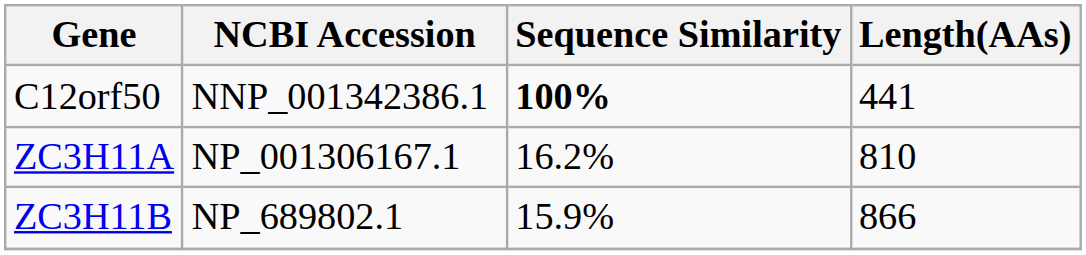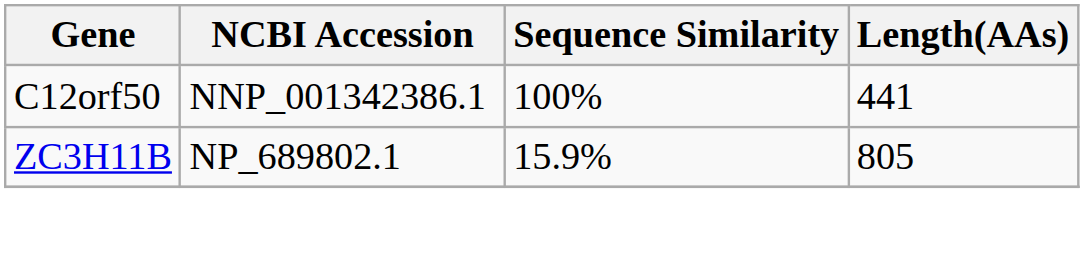(563, 95) bold -> (558, 95) normal
- row: (94, 156)
(888, 216) 866 -> (886, 156) 805
